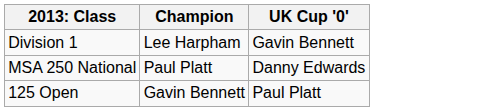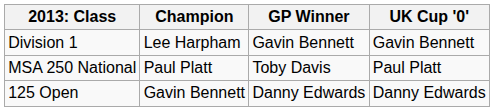+ column: (309, 17)
(309, 67) Danny Edwards -> (407, 67) Paul Platt
(287, 93) Paul Platt -> (429, 93) Danny Edwards
